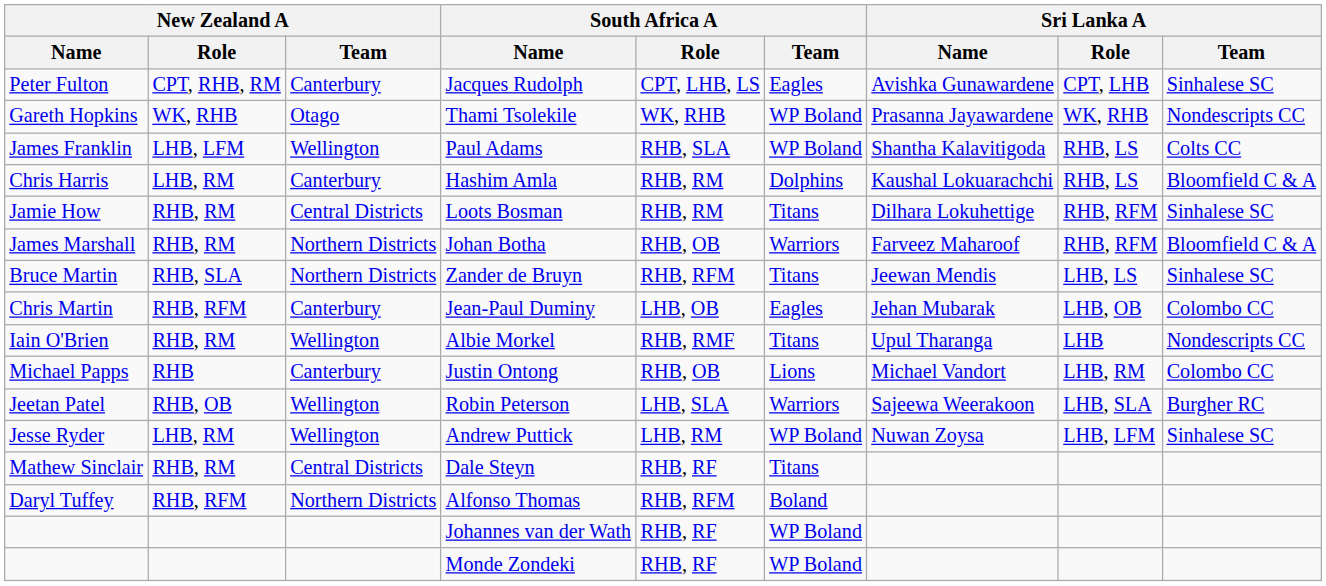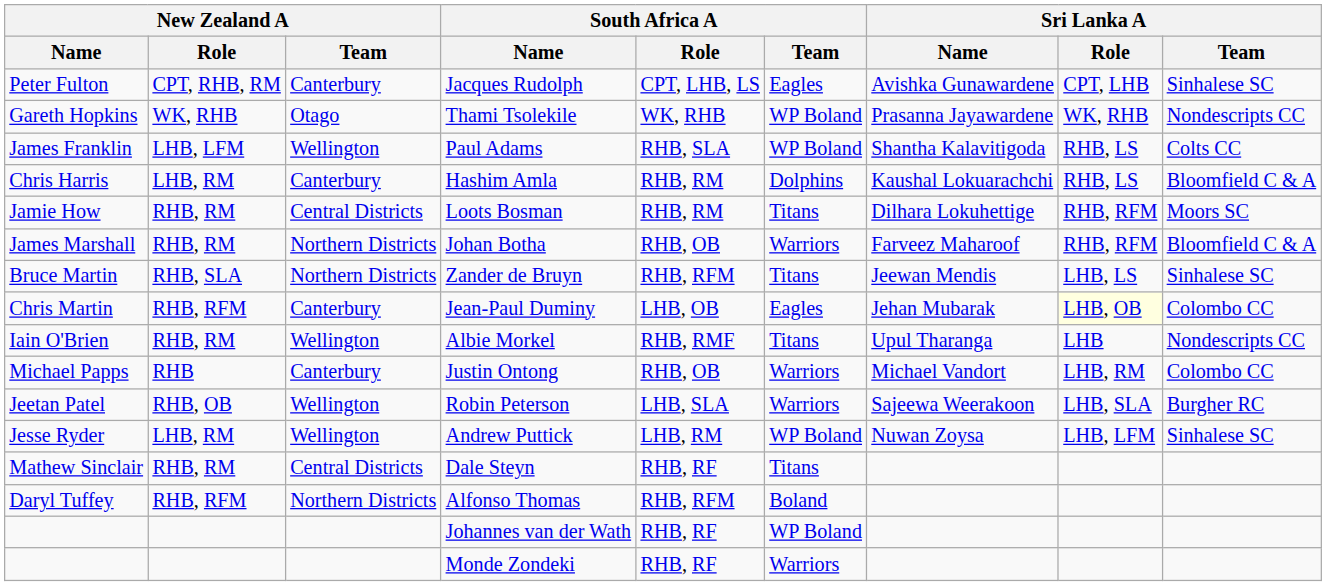(1220, 212) Sinhalese SC -> (1208, 212) Moors SC
(1102, 308) no background -> (1102, 308) lightyellow background
(792, 372) Lions -> (804, 372) Warriors
(816, 564) WP Boland -> (804, 564) Warriors
